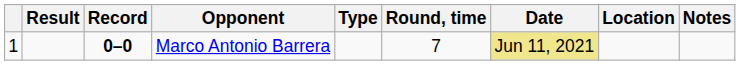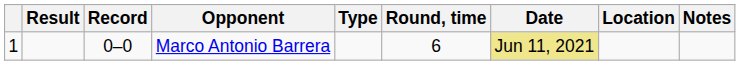(118, 45) bold -> (118, 45) normal
(436, 45) 7 -> (436, 45) 6
